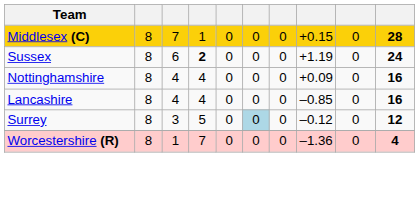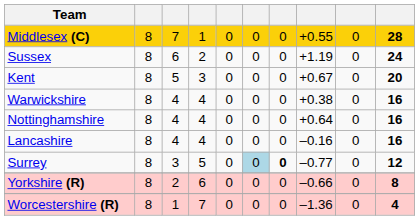(316, 36) +0.15 -> (316, 36) +0.55
(202, 57) bold -> (202, 57) normal
+ row: (21, 78)
+ row: (47, 99)
(316, 78) +0.09 -> (316, 120) +0.64
(316, 99) –0.85 -> (316, 141) –0.16
(283, 120) normal -> (283, 162) bold
(316, 120) –0.12 -> (316, 162) –0.77
+ row: (46, 183)
